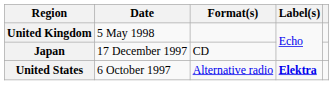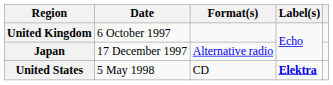(126, 32) 5 May 1998 -> (134, 32) 6 October 1997
(201, 51) CD -> (233, 51) Alternative radio
(134, 70) 6 October 1997 -> (126, 70) 5 May 1998
(233, 70) Alternative radio -> (201, 70) CD
